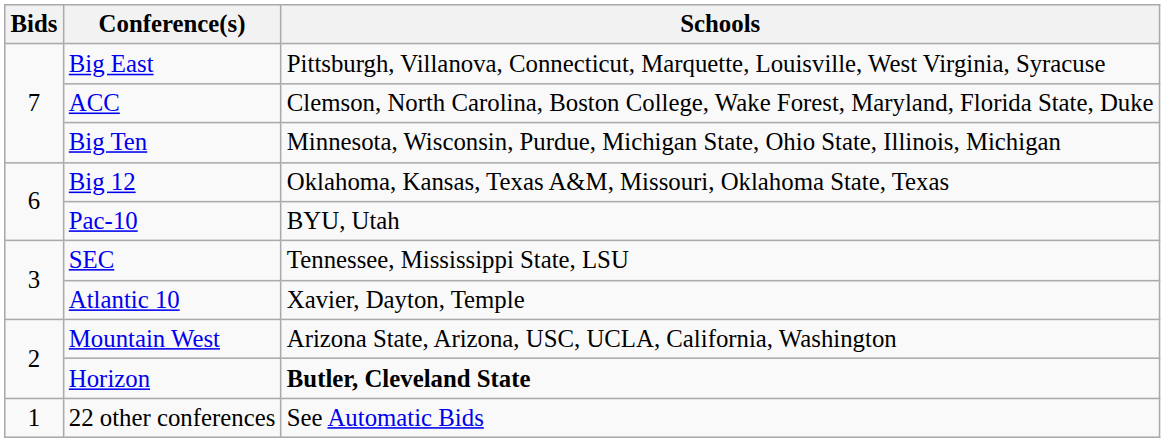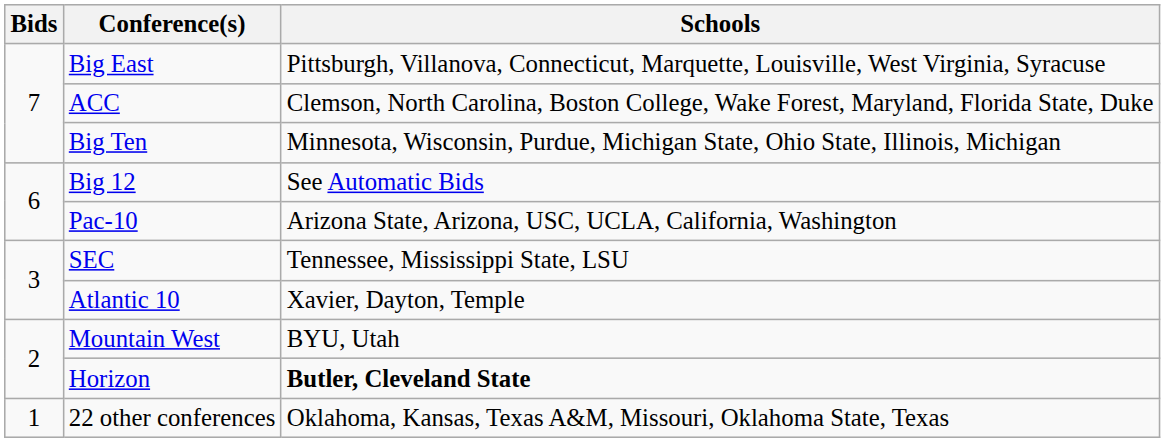(618, 181) Oklahoma, Kansas, Texas A&M, Missouri, Oklahoma State, Texas -> (385, 181) See Automatic Bids
(343, 220) BYU, Utah -> (592, 220) Arizona State, Arizona, USC, UCLA, California, Washington
(592, 338) Arizona State, Arizona, USC, UCLA, California, Washington -> (343, 338) BYU, Utah
(385, 417) See Automatic Bids -> (618, 417) Oklahoma, Kansas, Texas A&M, Missouri, Oklahoma State, Texas
